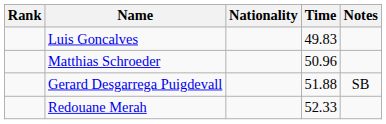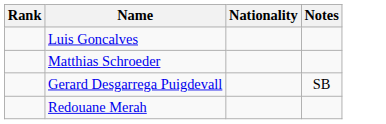- column: (321, 15)
